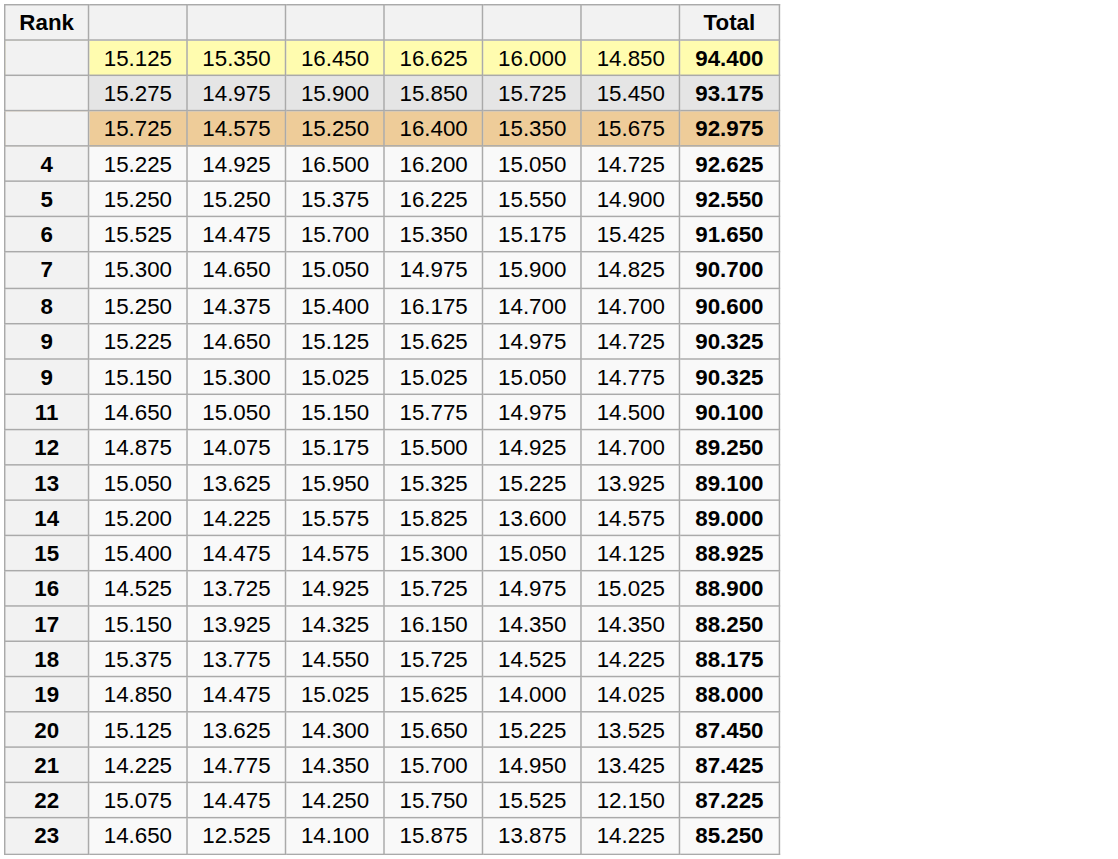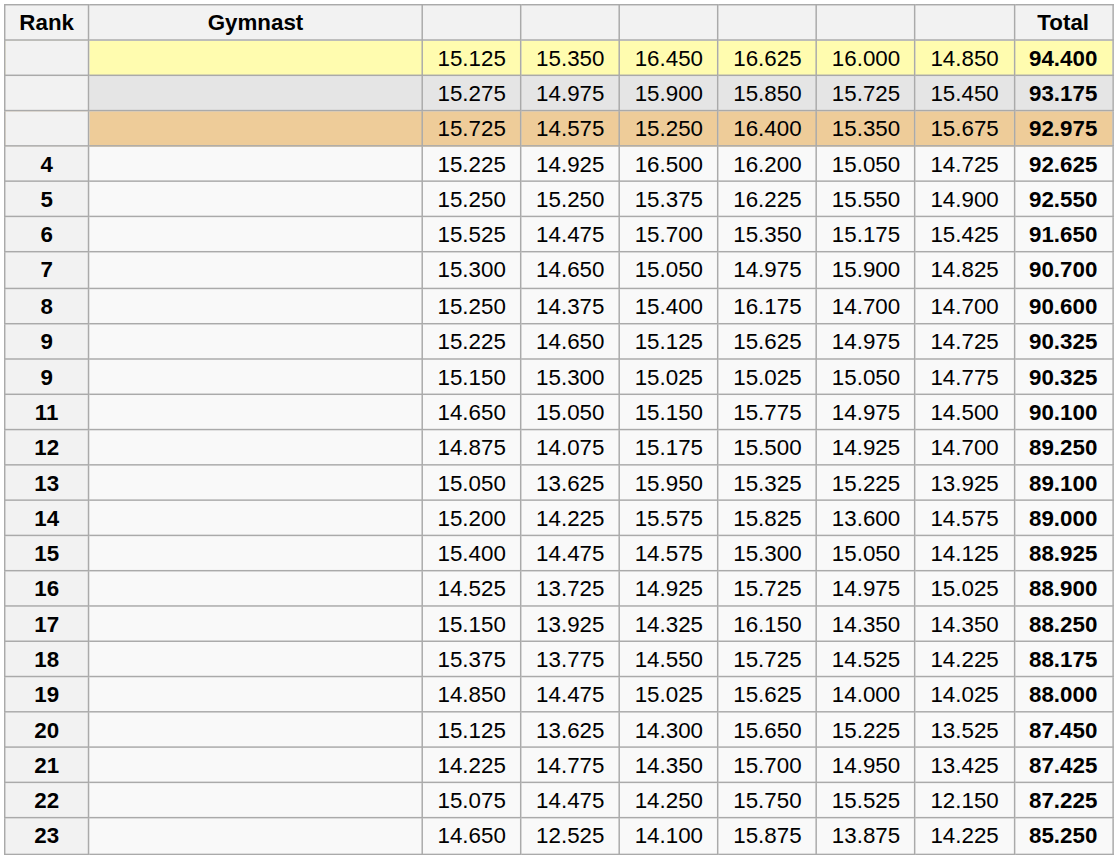+ column: (256, 23)
